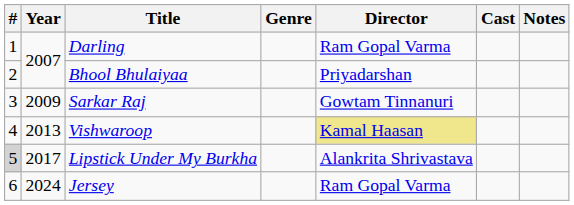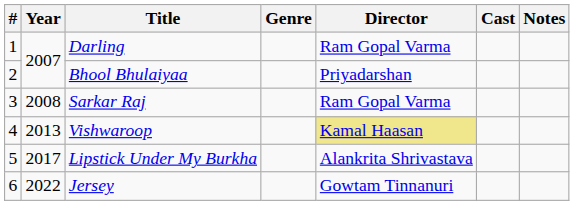(43, 102) 2009 -> (43, 102) 2008
(387, 102) Gowtam Tinnanuri -> (385, 102) Ram Gopal Varma
(13, 158) lightgrey background -> (13, 158) no background
(43, 185) 2024 -> (43, 185) 2022
(385, 185) Ram Gopal Varma -> (387, 185) Gowtam Tinnanuri
